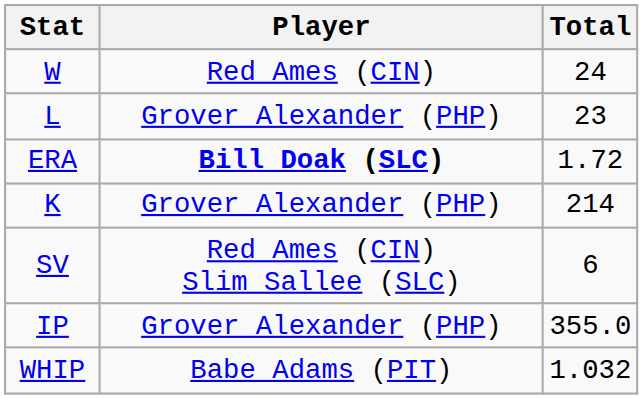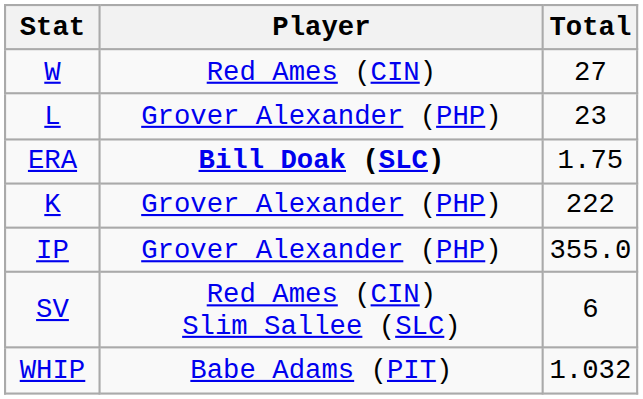(590, 72) 24 -> (590, 72) 27
(590, 161) 1.72 -> (590, 161) 1.75
(590, 205) 214 -> (590, 205) 222
rows swapped: (52, 326) <-> (52, 266)
